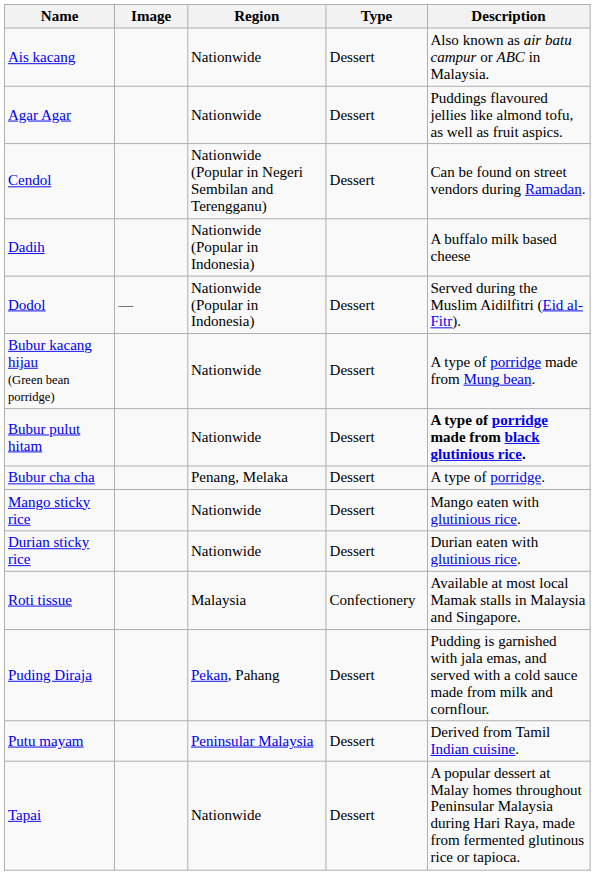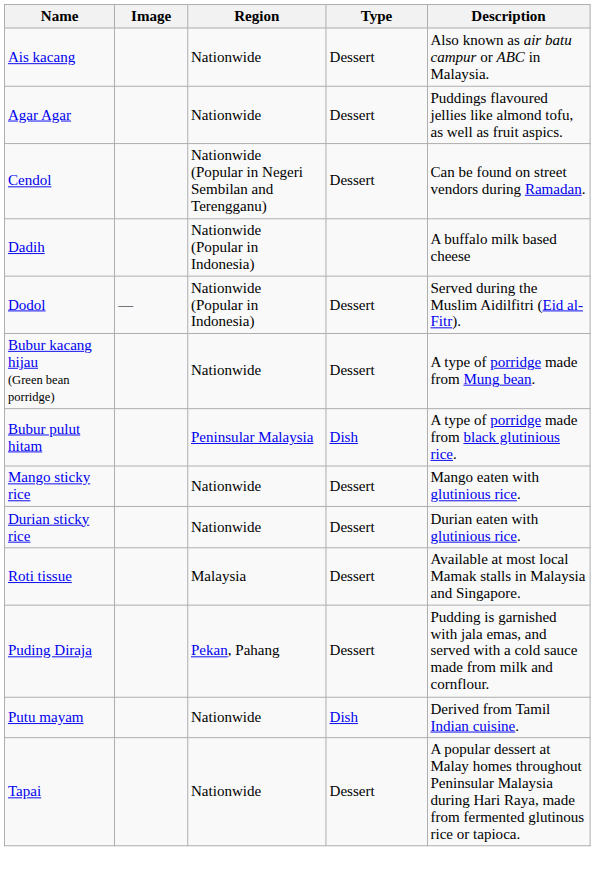(226, 437) Nationwide -> (252, 437) Peninsular Malaysia
(352, 437) Dessert -> (344, 437) Dish
(489, 437) bold -> (504, 437) normal
- row: (51, 477)
(373, 600) Confectionery -> (352, 576) Dessert
(252, 741) Peninsular Malaysia -> (226, 717) Nationwide
(352, 741) Dessert -> (344, 717) Dish
